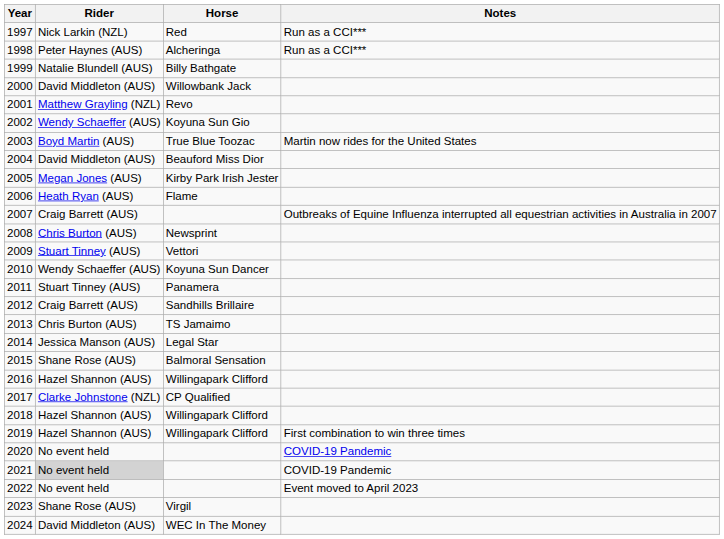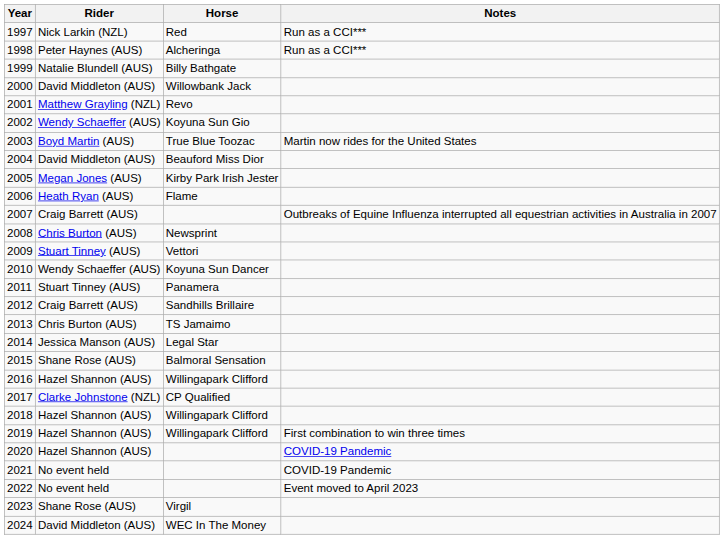(73, 452) No event held -> (95, 452) Hazel Shannon (AUS)
(73, 470) lightgrey background -> (73, 470) no background
